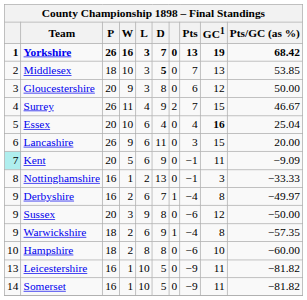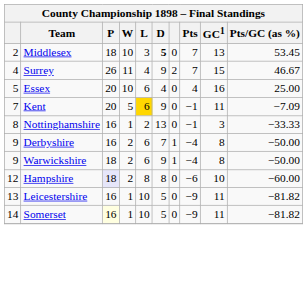- row: (47, 52)
(287, 70) 53.85 -> (287, 52) 53.45
- row: (59, 88)
(219, 124) bold -> (219, 88) normal
(287, 124) 25.04 -> (287, 88) 25.00
- row: (48, 142)
(15, 160) paleturquoise background -> (15, 106) no background
(147, 160) no background -> (147, 106) gold background
(287, 160) −9.09 -> (287, 106) −7.09
(284, 196) −49.97 -> (284, 142) −50.00
- row: (39, 214)
(284, 232) −57.35 -> (284, 160) −50.00
(13, 250) 10 -> (13, 178) 12
(111, 250) no background -> (111, 178) lavender background
(111, 286) no background -> (111, 214) lightyellow background
